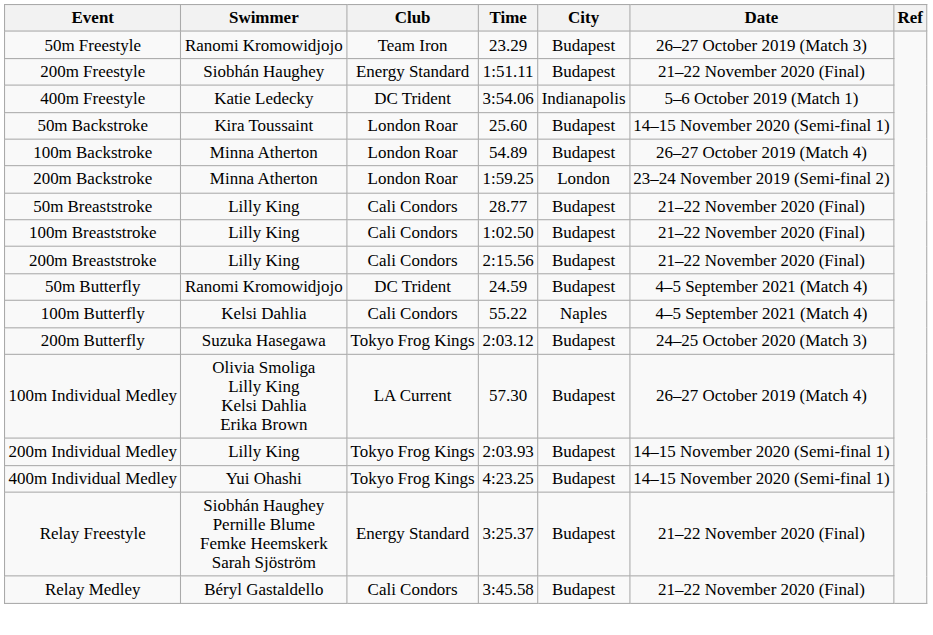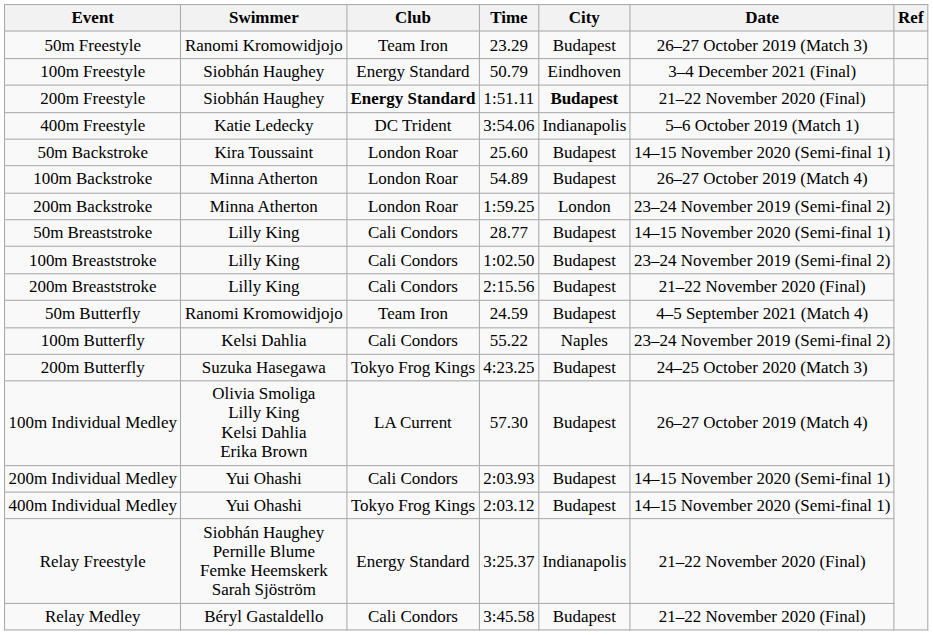+ row: (93, 71)
(413, 71) normal -> (413, 98) bold
(584, 71) normal -> (584, 98) bold
(761, 206) 21–22 November 2020 (Final) -> (762, 233) 14–15 November 2020 (Semi-final 1)
(761, 233) 21–22 November 2020 (Final) -> (762, 260) 23–24 November 2019 (Semi-final 2)
(413, 286) DC Trident -> (413, 313) Team Iron
(761, 313) 4–5 September 2021 (Match 4) -> (762, 340) 23–24 November 2019 (Semi-final 2)
(508, 340) 2:03.12 -> (509, 367) 4:23.25
(264, 451) Lilly King -> (264, 478) Yui Ohashi
(413, 451) Tokyo Frog Kings -> (413, 478) Cali Condors
(508, 478) 4:23.25 -> (509, 505) 2:03.12
(584, 534) Budapest -> (584, 561) Indianapolis
